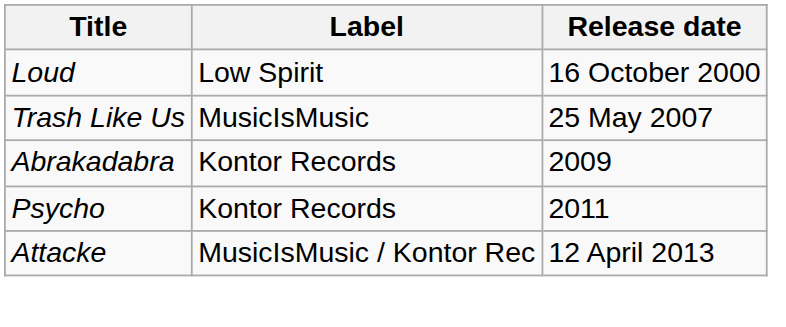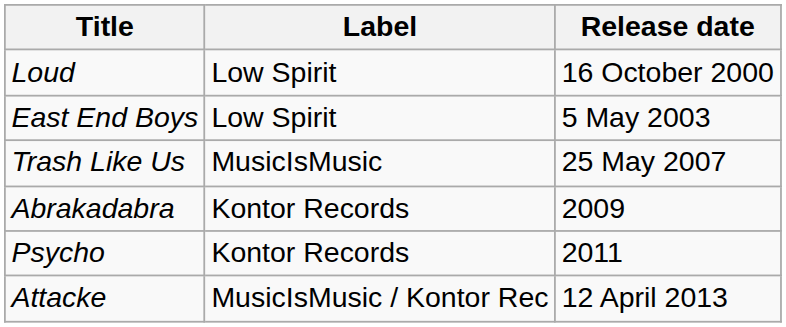+ row: (105, 117)
